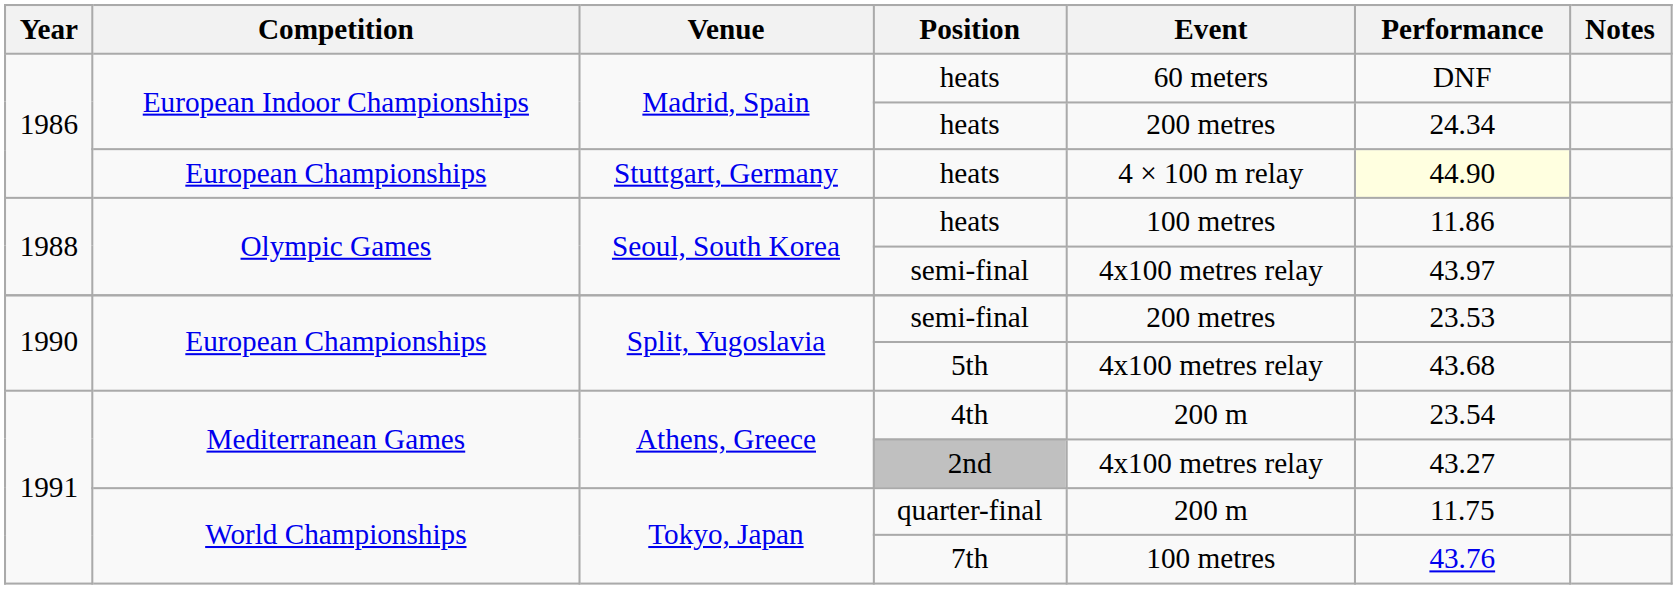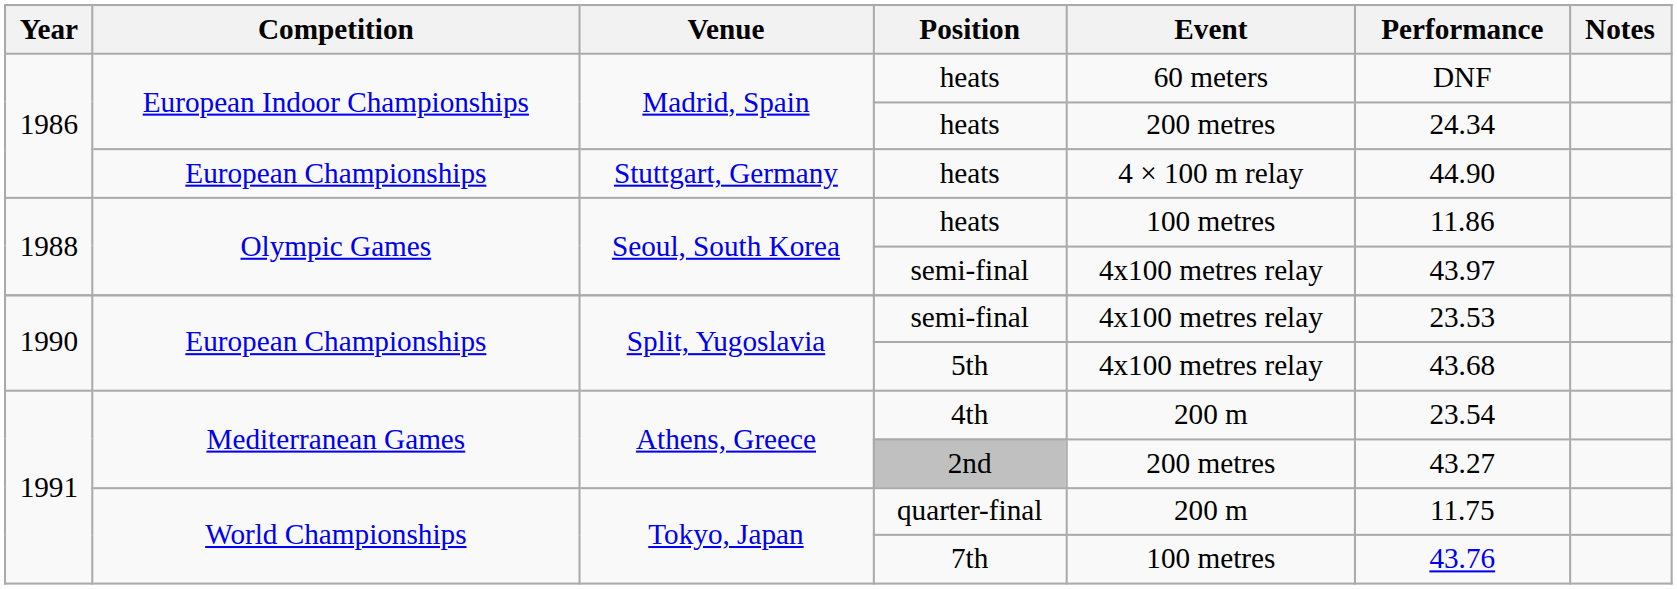(1462, 173) lightyellow background -> (1462, 173) no background
(1211, 318) 200 metres -> (1211, 318) 4x100 metres relay
(1211, 462) 4x100 metres relay -> (1211, 462) 200 metres
